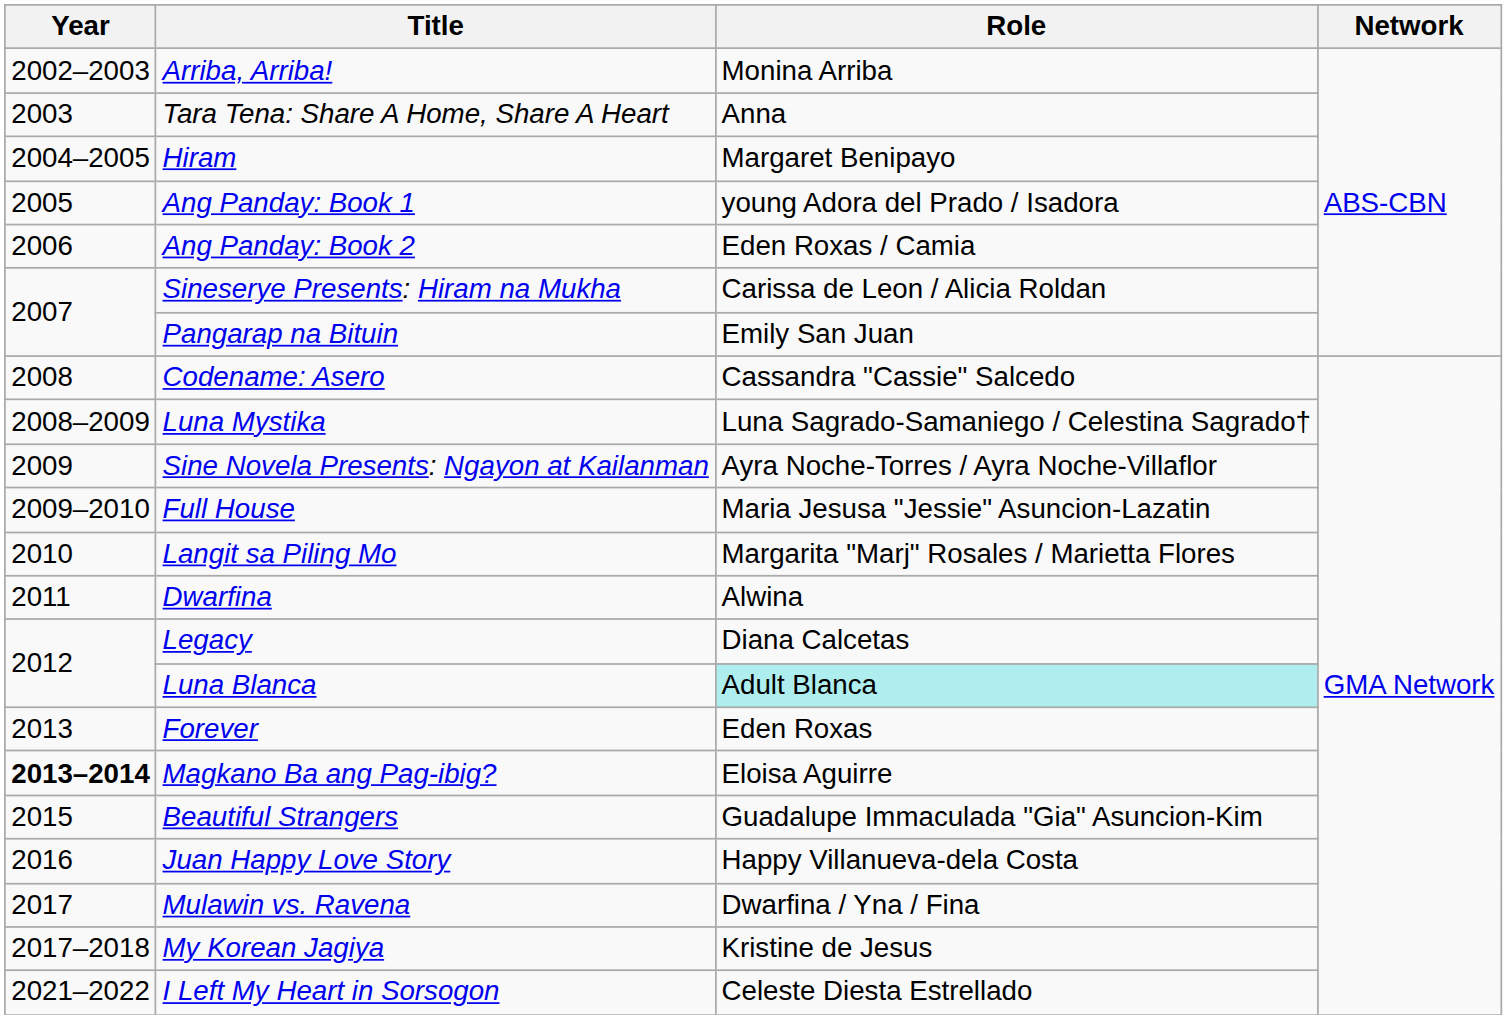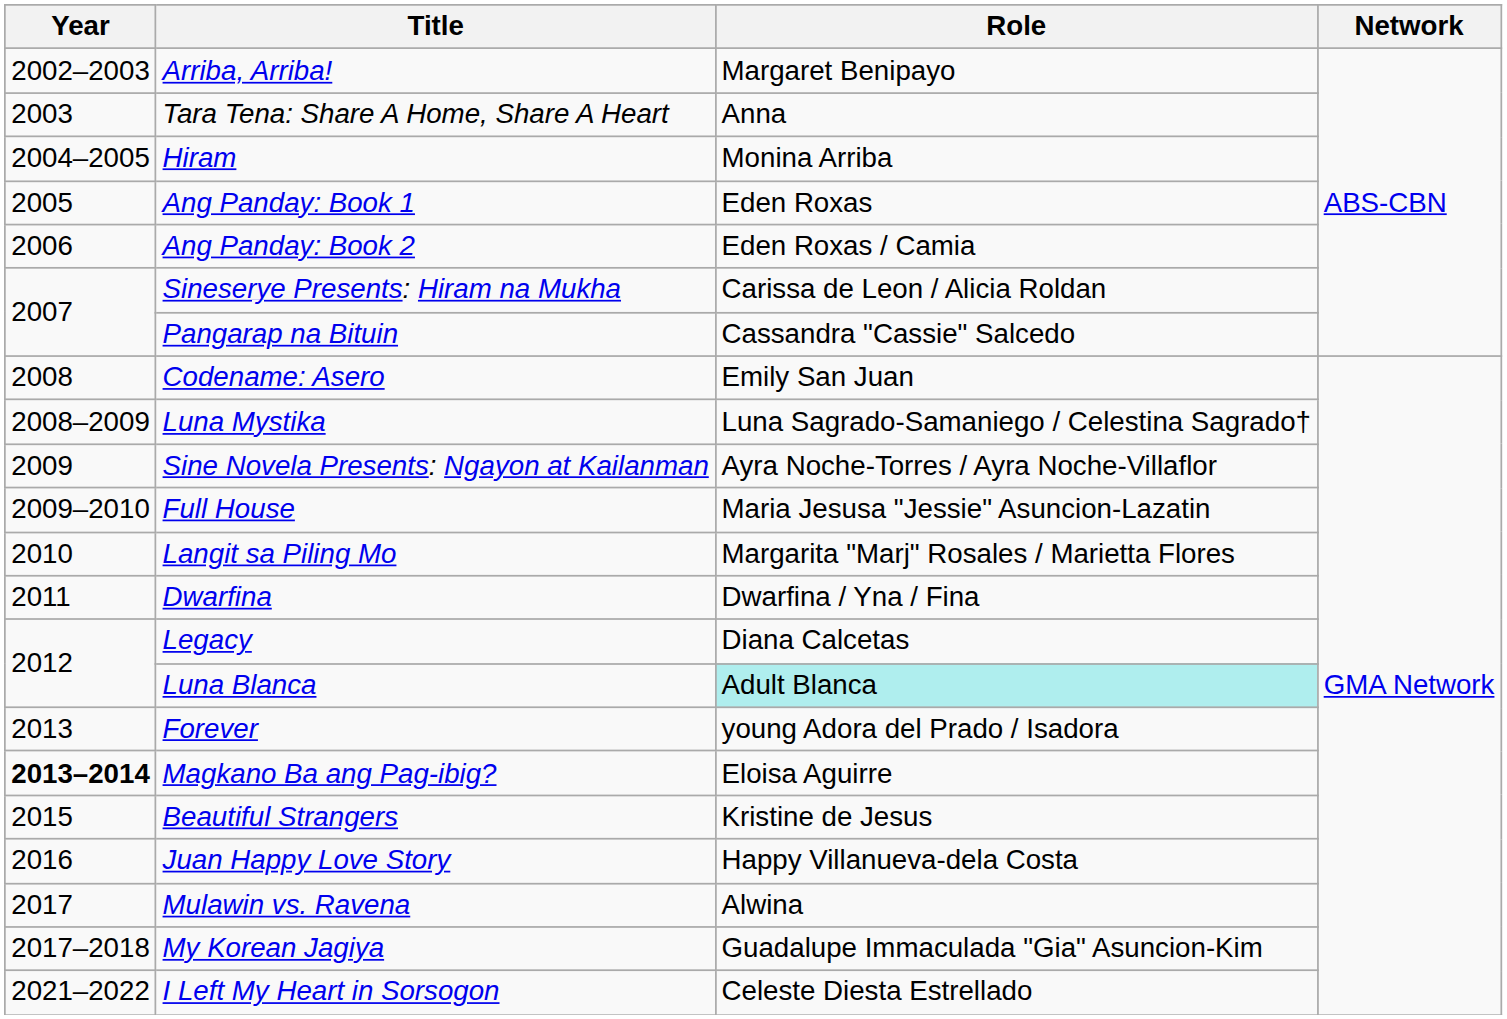(807, 70) Monina Arriba -> (838, 70) Margaret Benipayo
(838, 158) Margaret Benipayo -> (807, 158) Monina Arriba
(920, 202) young Adora del Prado / Isadora -> (797, 202) Eden Roxas
(818, 333) Emily San Juan -> (898, 333) Cassandra "Cassie" Salcedo
(898, 377) Cassandra "Cassie" Salcedo -> (818, 377) Emily San Juan
(762, 597) Alwina -> (851, 597) Dwarfina / Yna / Fina
(797, 728) Eden Roxas -> (920, 728) young Adora del Prado / Isadora
(992, 816) Guadalupe Immaculada "Gia" Asuncion-Kim -> (827, 816) Kristine de Jesus
(851, 904) Dwarfina / Yna / Fina -> (762, 904) Alwina
(827, 948) Kristine de Jesus -> (992, 948) Guadalupe Immaculada "Gia" Asuncion-Kim
